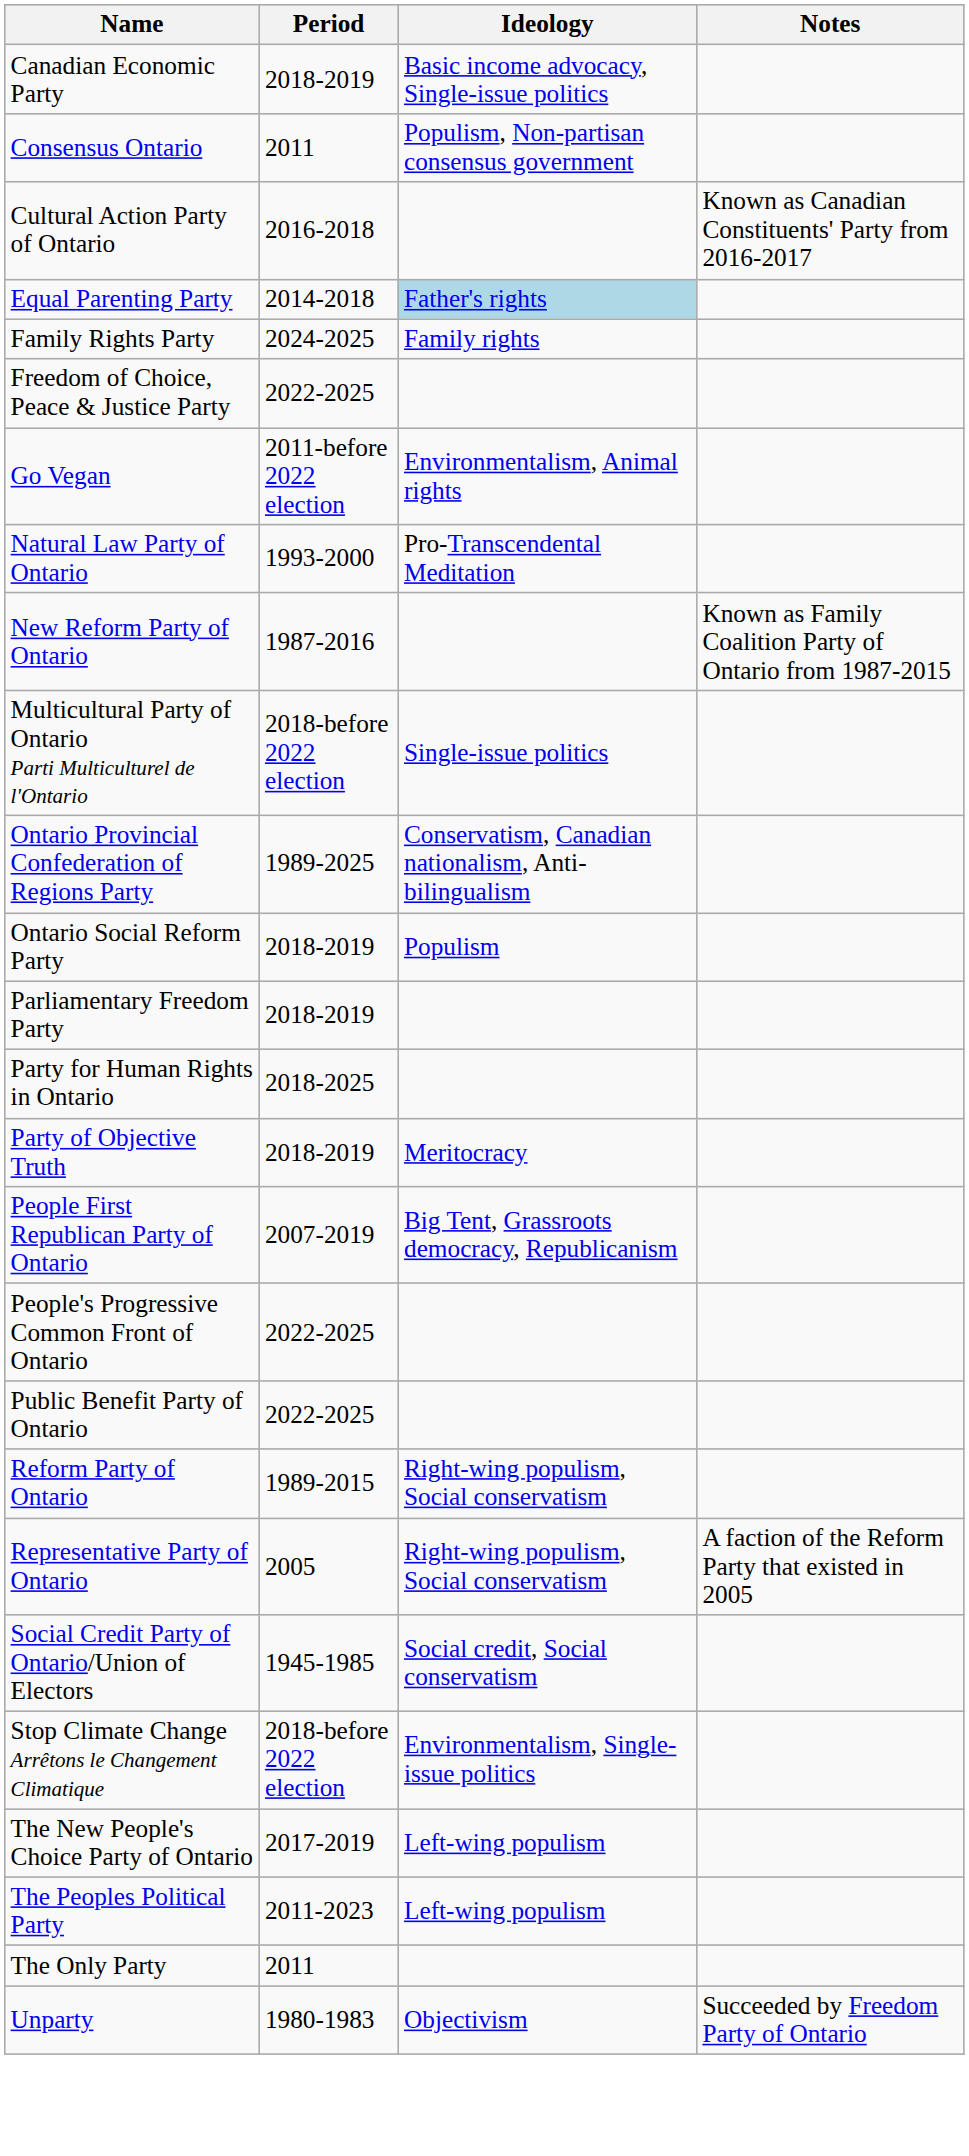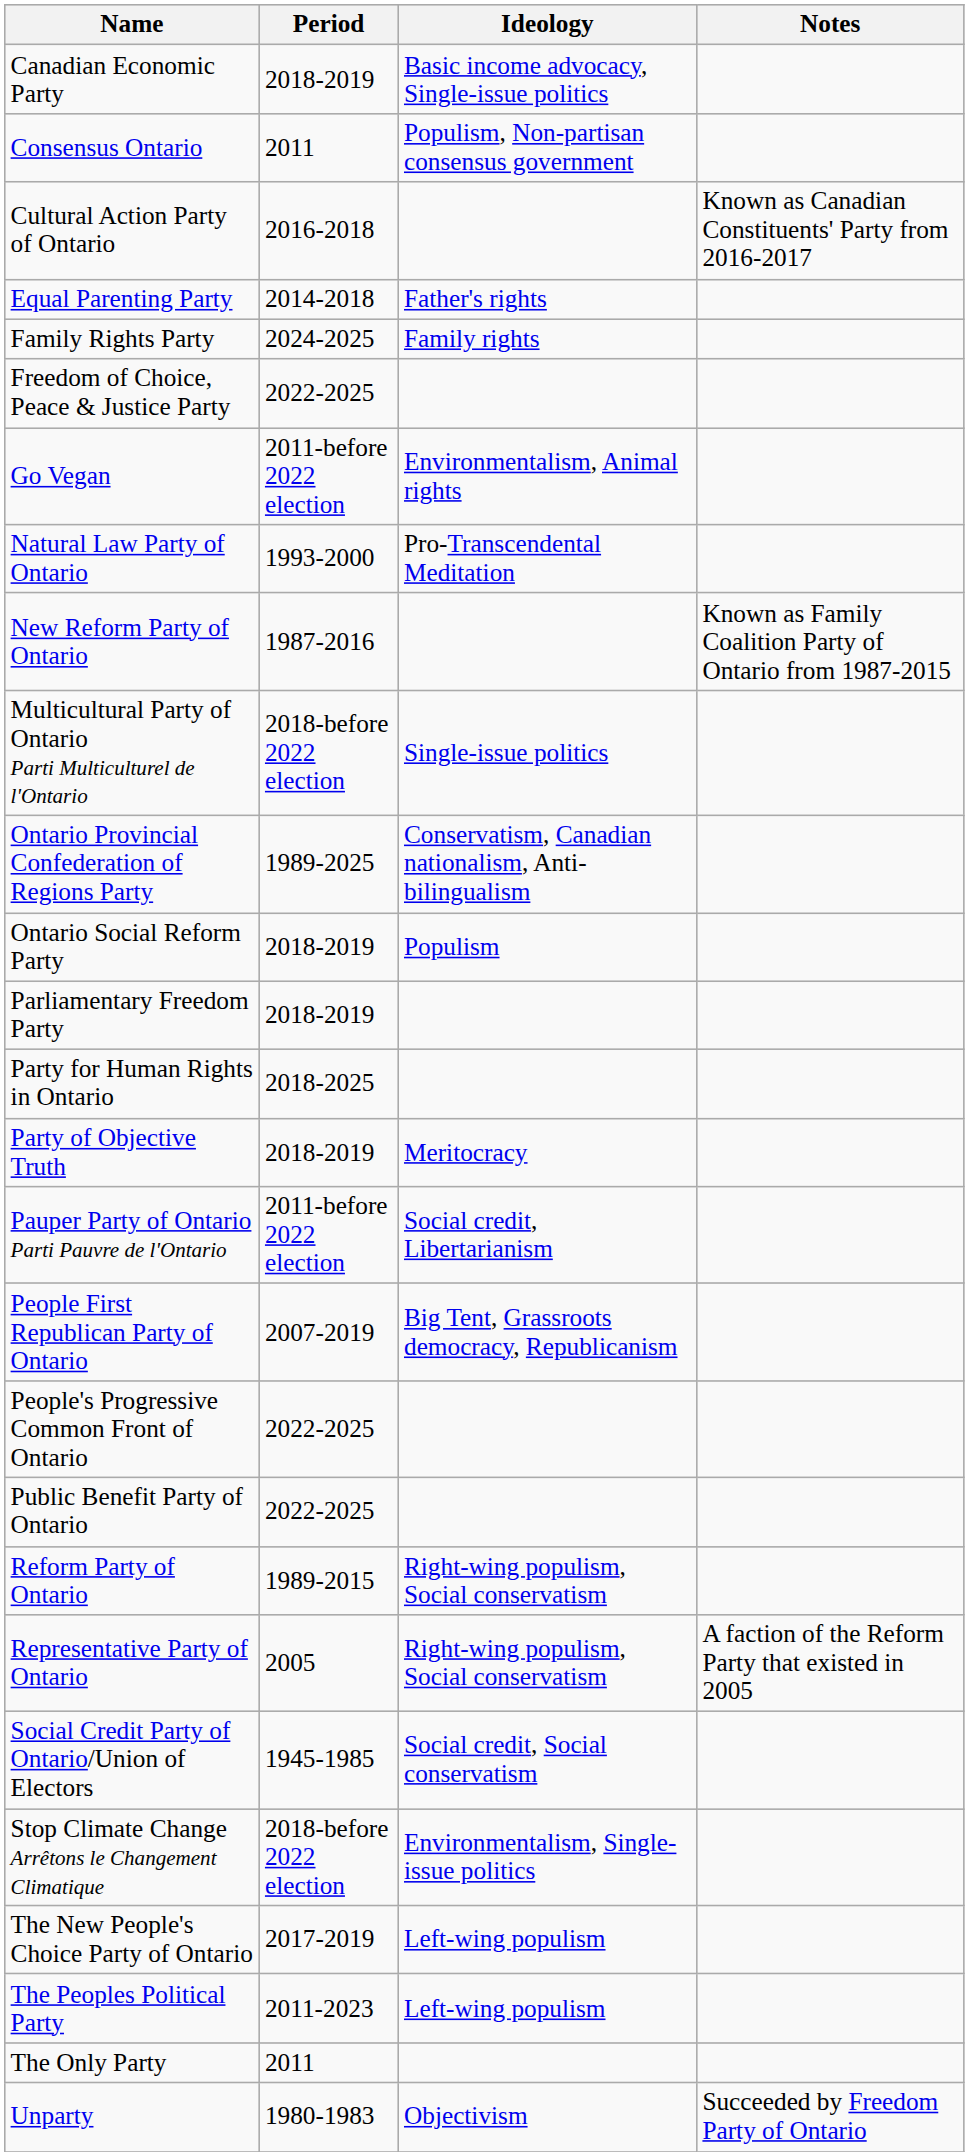(475, 298) lightblue background -> (475, 298) no background
+ row: (131, 1234)
